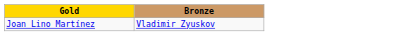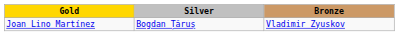+ column: (199, 11)
